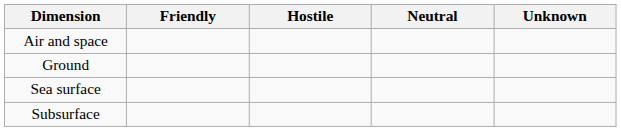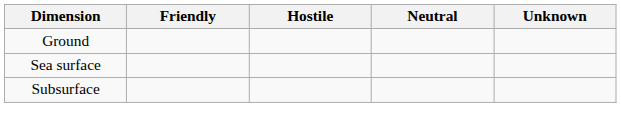- row: (66, 41)
